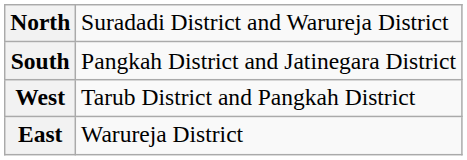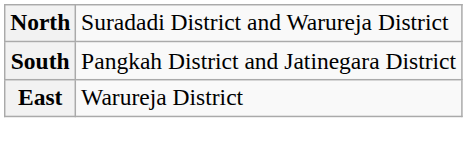- row: (40, 97)
